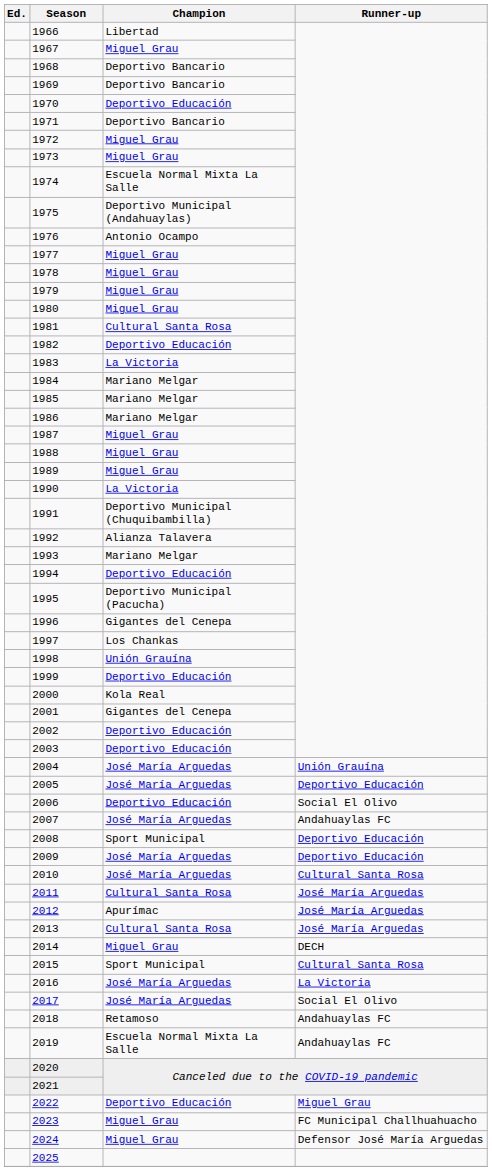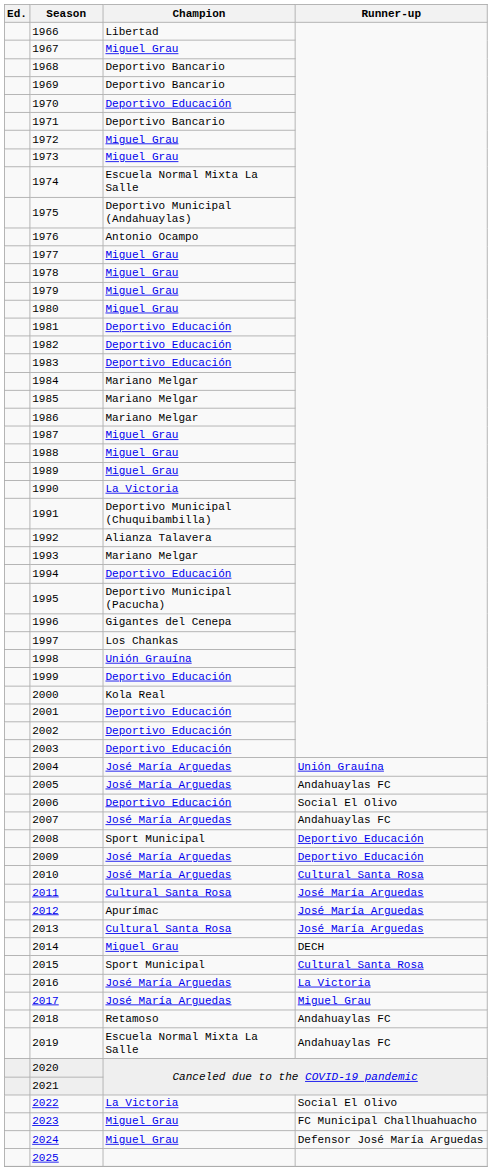(168, 327) Cultural Santa Rosa -> (168, 327) Deportivo Educación
(142, 363) La Victoria -> (168, 363) Deportivo Educación
(168, 713) Gigantes del Cenepa -> (168, 713) Deportivo Educación
(361, 785) Deportivo Educación -> (344, 785) Andahuaylas FC
(347, 1001) Social El Olivo -> (334, 1001) Miguel Grau
(168, 1104) Deportivo Educación -> (142, 1104) La Victoria
(334, 1104) Miguel Grau -> (347, 1104) Social El Olivo
